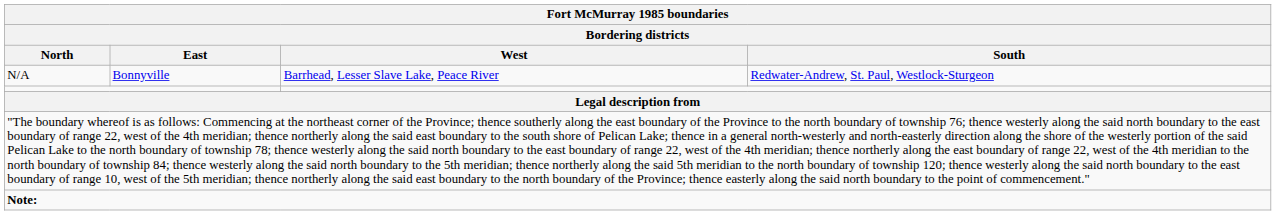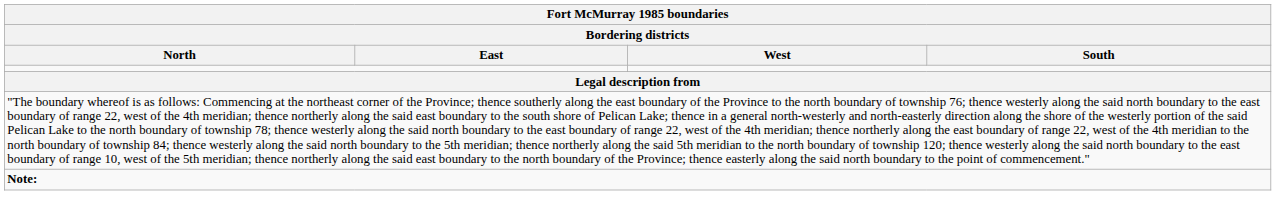- row: (18, 75)
